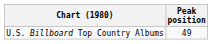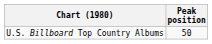(187, 33) 49 -> (187, 33) 50
